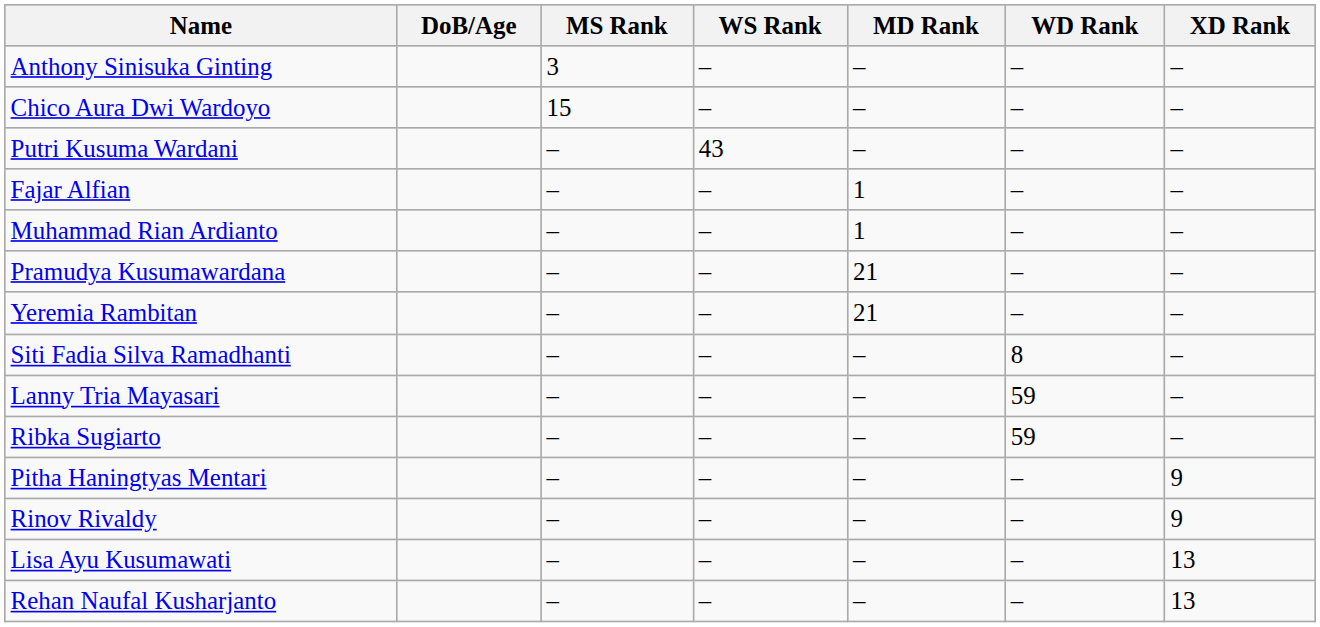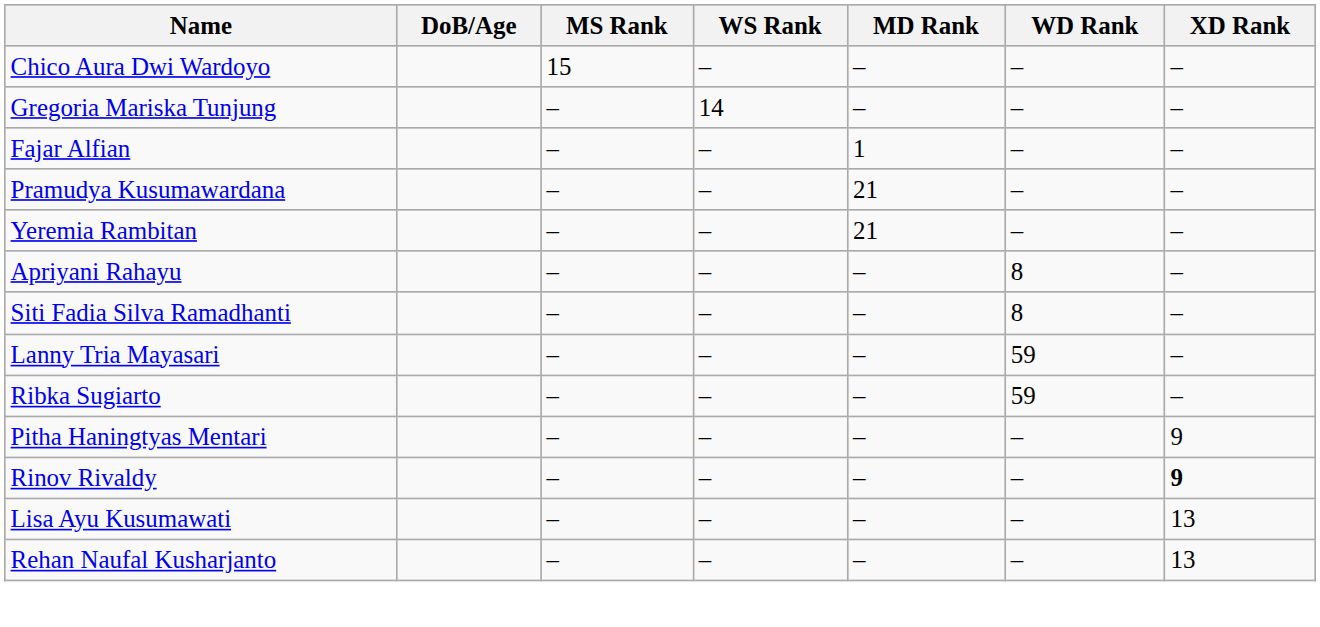- row: (141, 66)
+ row: (143, 107)
- row: (124, 148)
- row: (144, 230)
+ row: (96, 271)
(1177, 518) normal -> (1177, 477) bold
